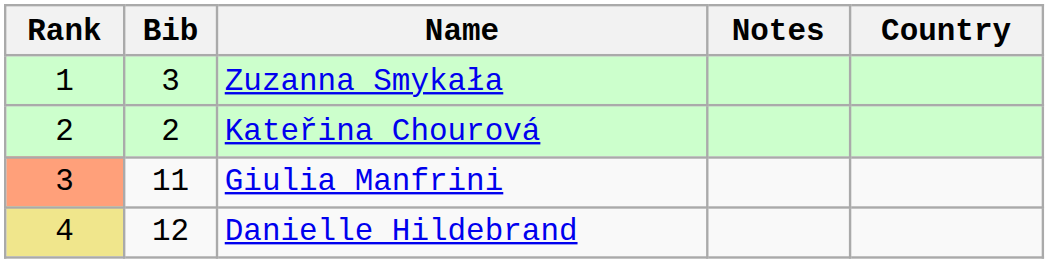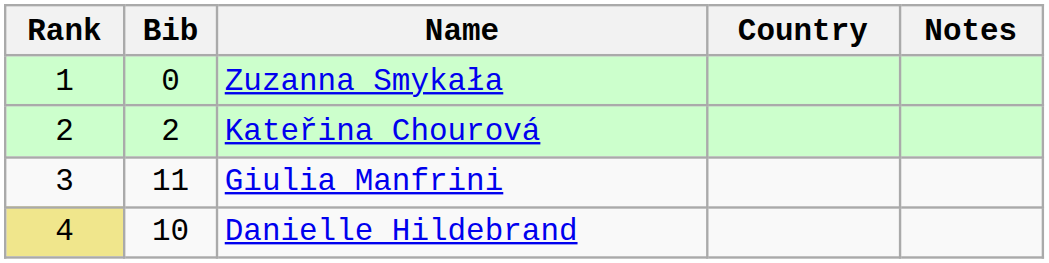columns swapped: (946, 30) <-> (778, 30)
(171, 81) 3 -> (171, 81) 0
(64, 182) lightsalmon background -> (64, 182) no background
(171, 232) 12 -> (171, 232) 10
